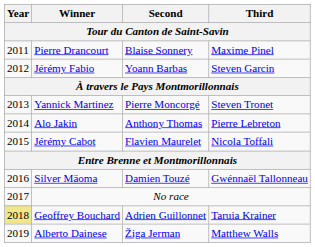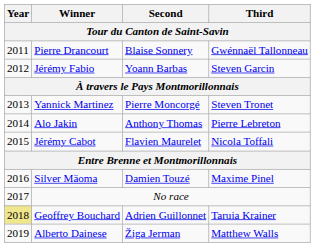(243, 50) Maxime Pinel -> (260, 50) Gwénnaël Tallonneau
(260, 178) Gwénnaël Tallonneau -> (243, 178) Maxime Pinel
